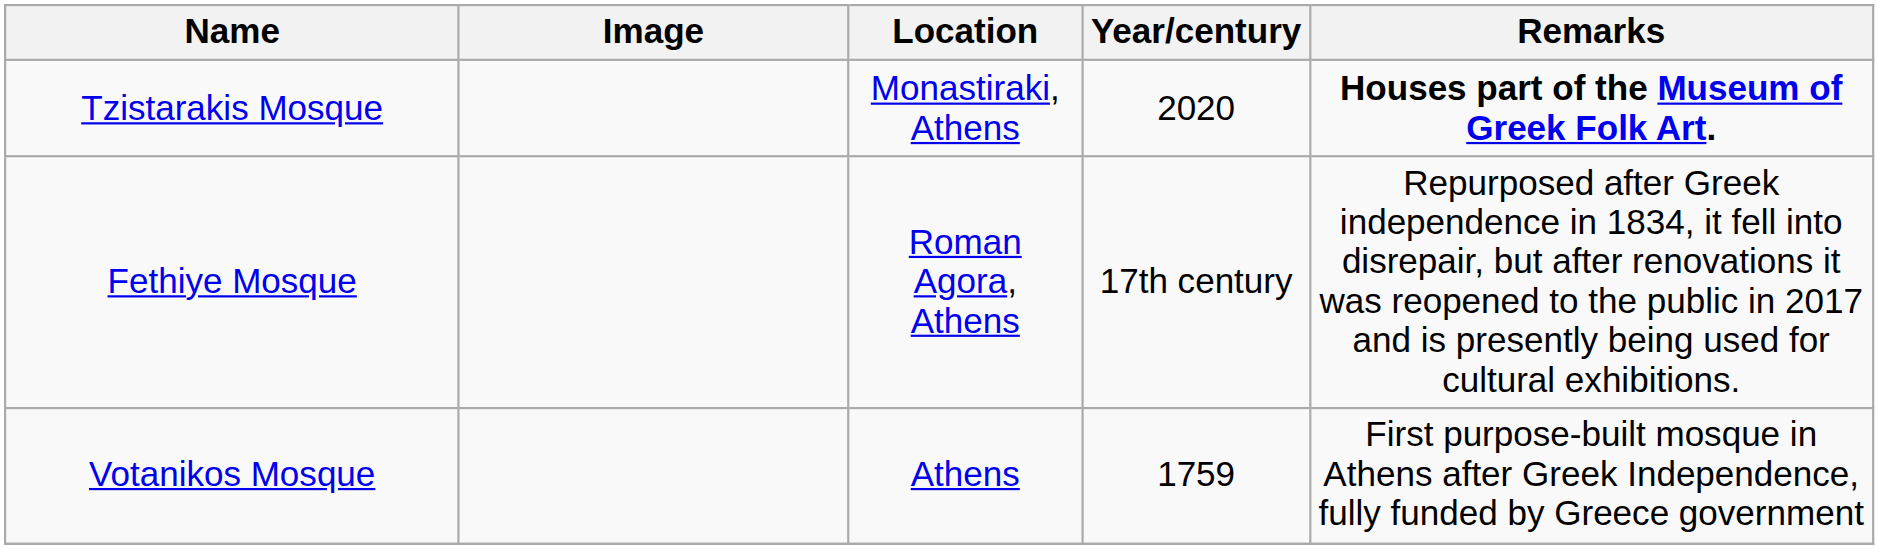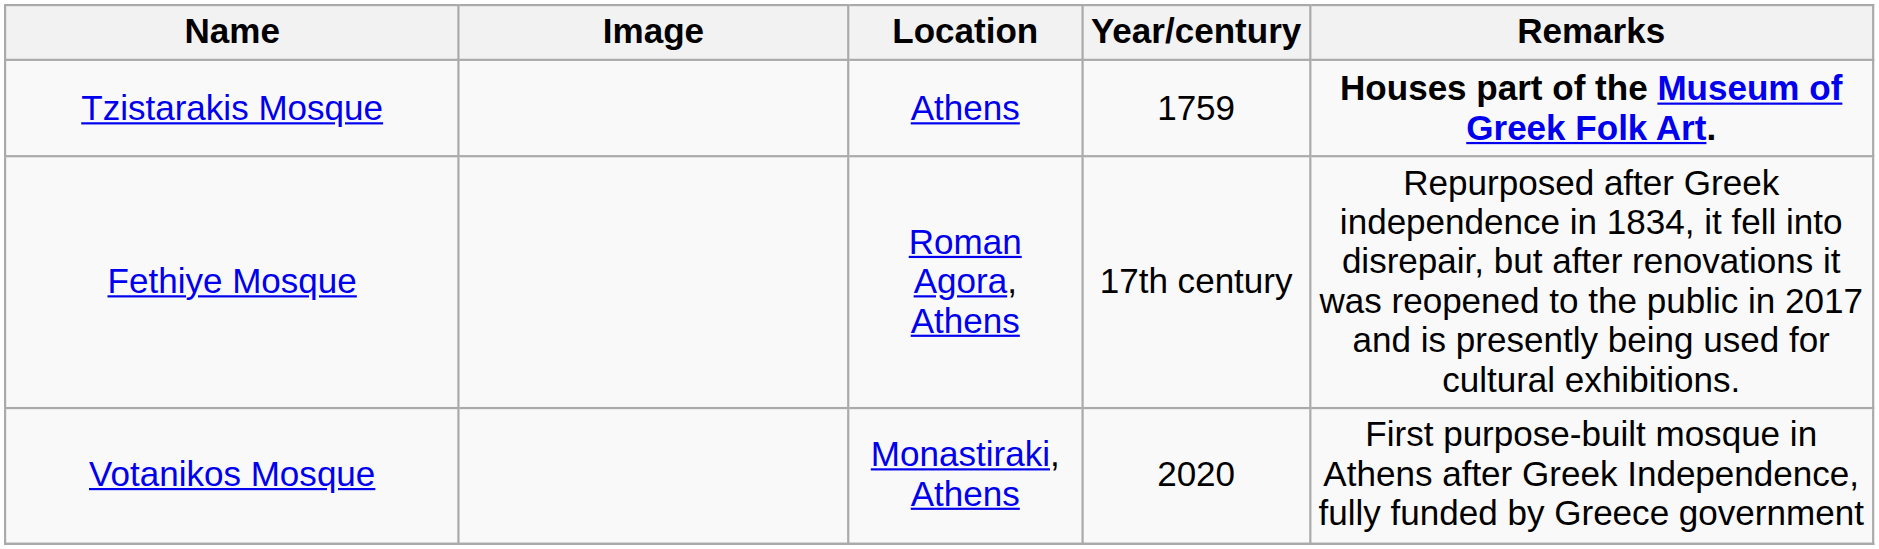(965, 107) Monastiraki, Athens -> (965, 107) Athens
(1196, 107) 2020 -> (1196, 107) 1759
(965, 474) Athens -> (965, 474) Monastiraki, Athens
(1196, 474) 1759 -> (1196, 474) 2020
